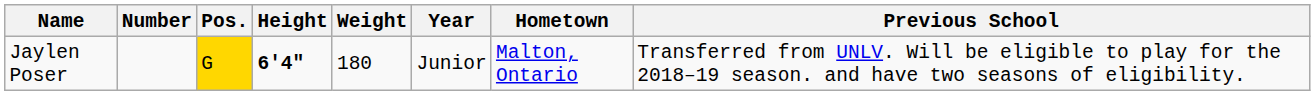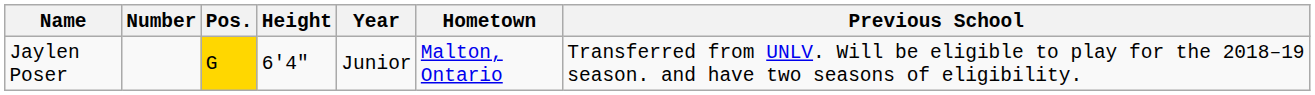- column: (372, 21)
(281, 64) bold -> (285, 64) normal
